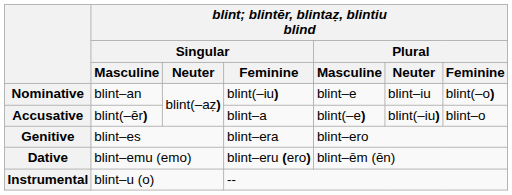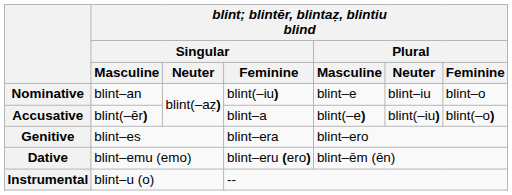(470, 94) blint(–o) -> (466, 94) blint–o
(466, 115) blint–o -> (470, 115) blint(–o)
